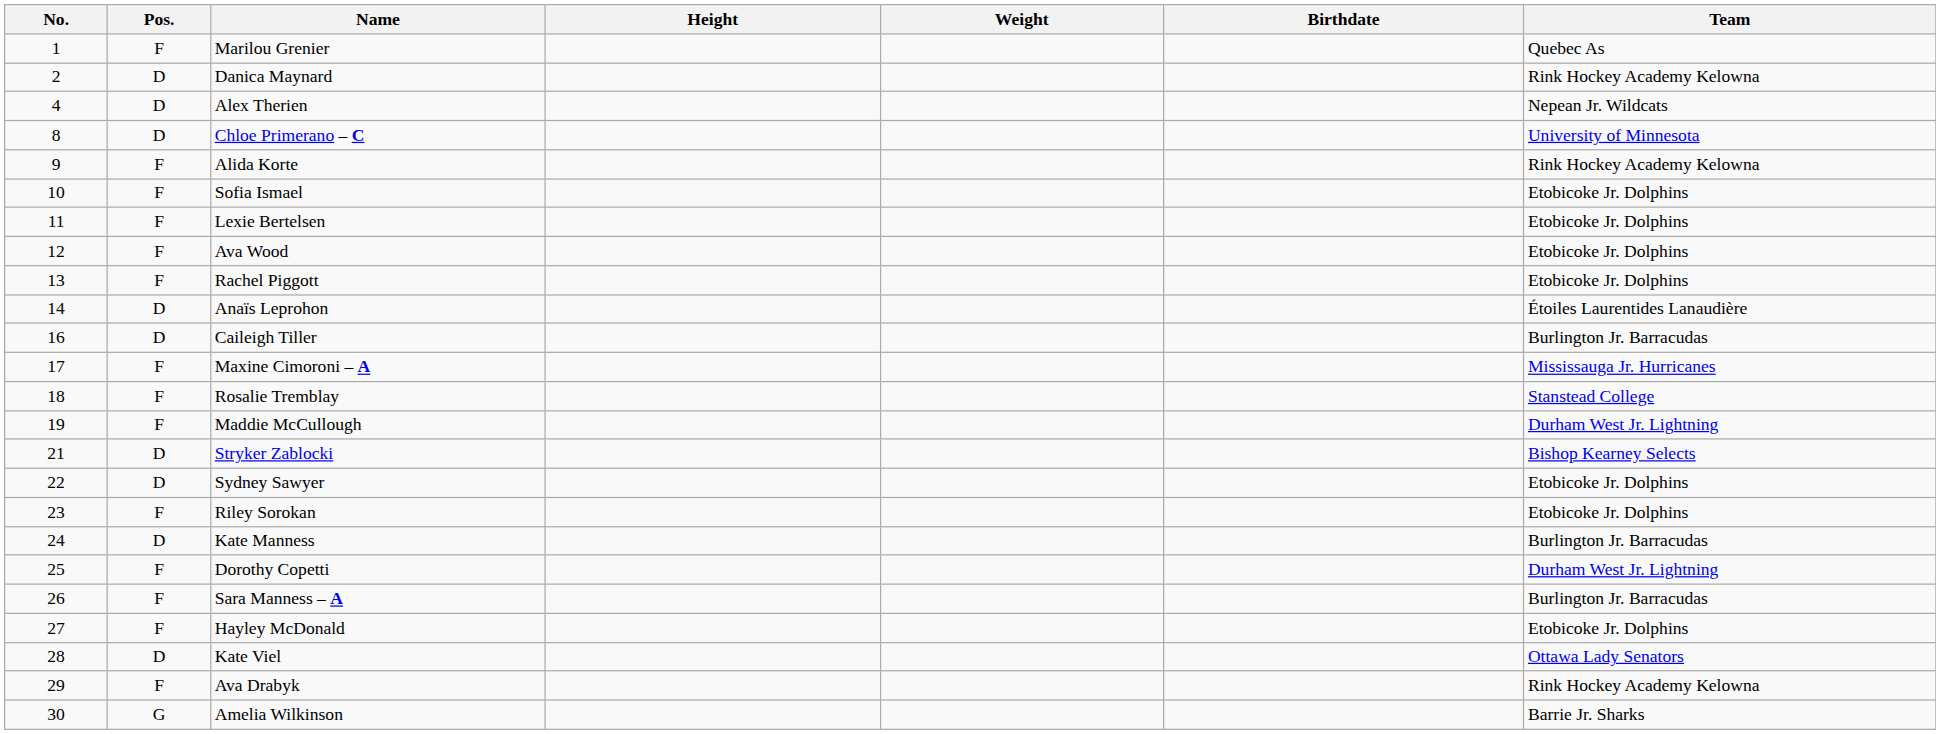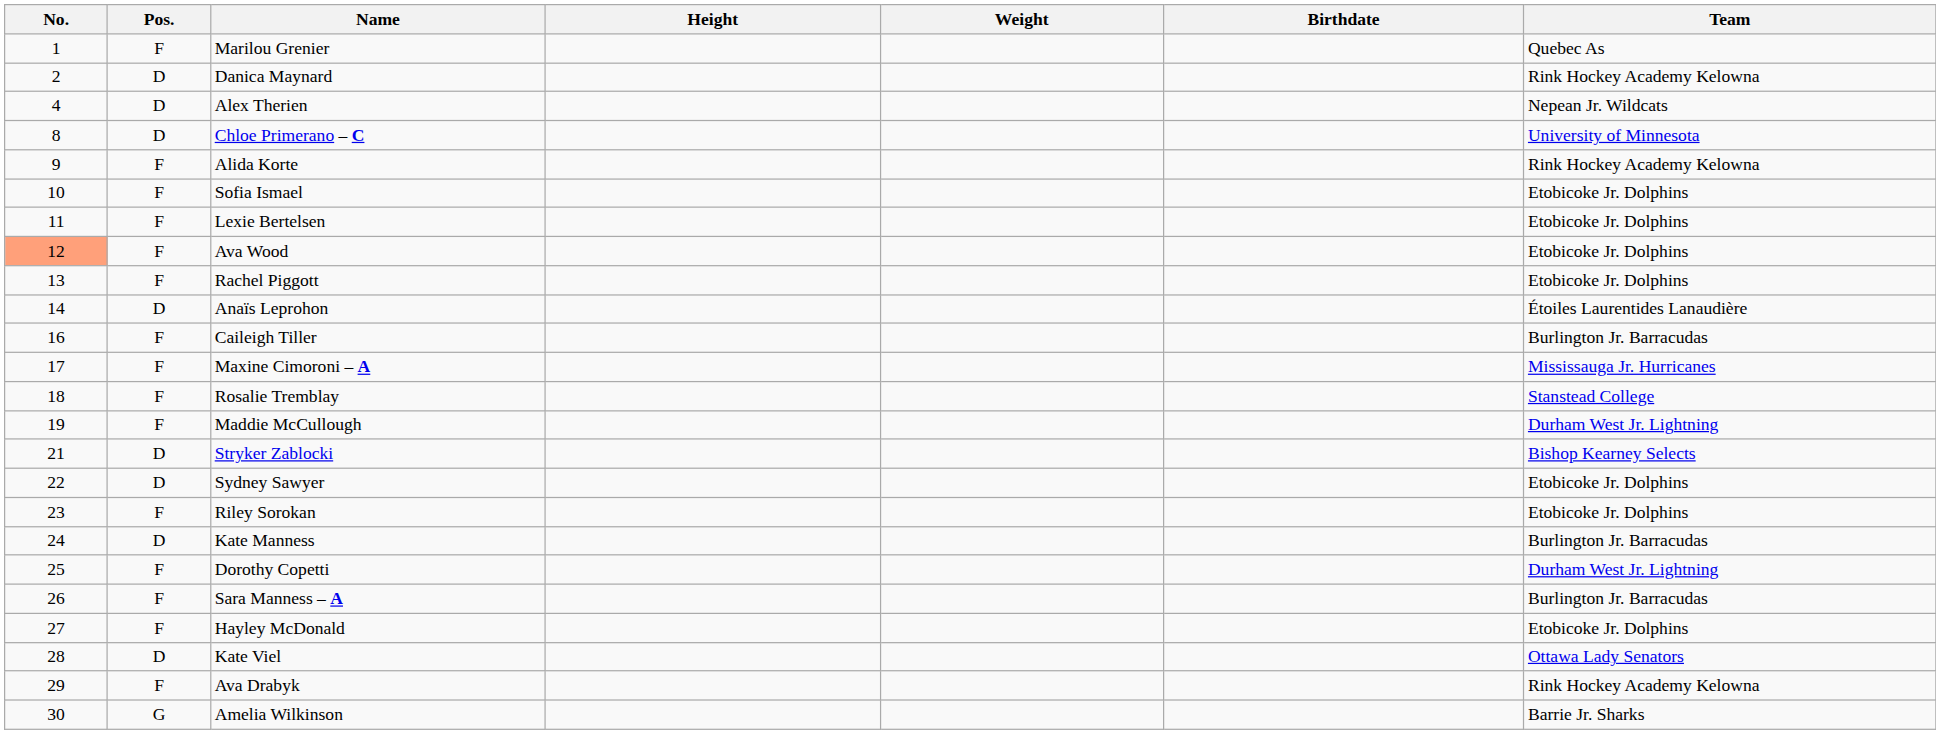(56, 251) no background -> (56, 251) lightsalmon background
(159, 338) D -> (159, 338) F
